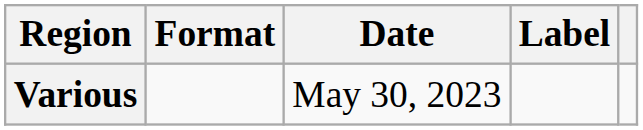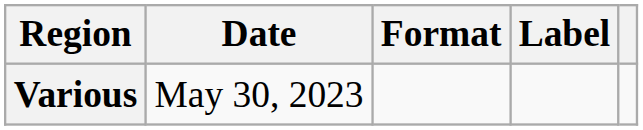columns swapped: (397, 34) <-> (215, 34)
